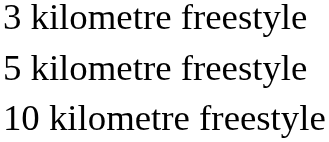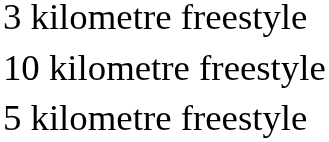rows swapped: (155, 67) <-> (164, 118)
